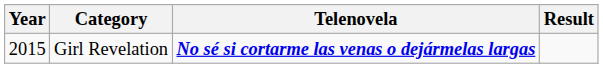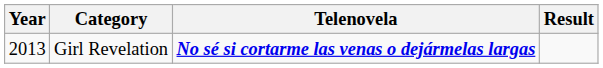(27, 48) 2015 -> (27, 48) 2013
